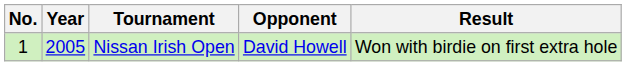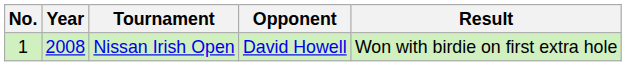(65, 47) 2005 -> (65, 47) 2008
